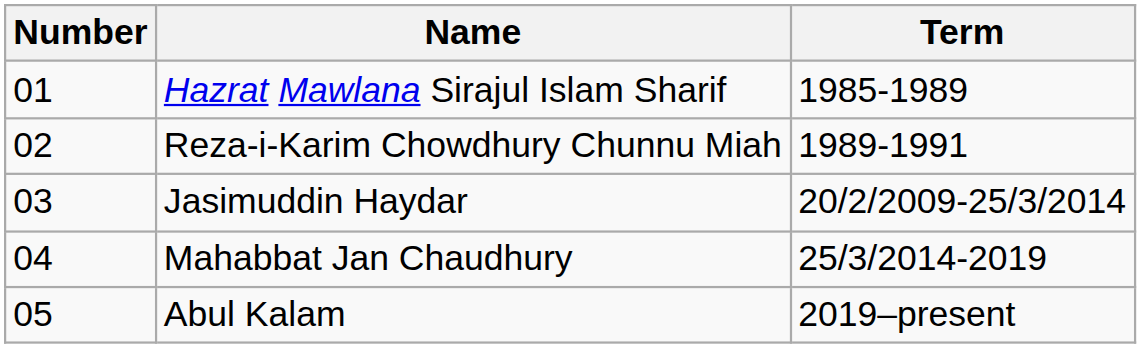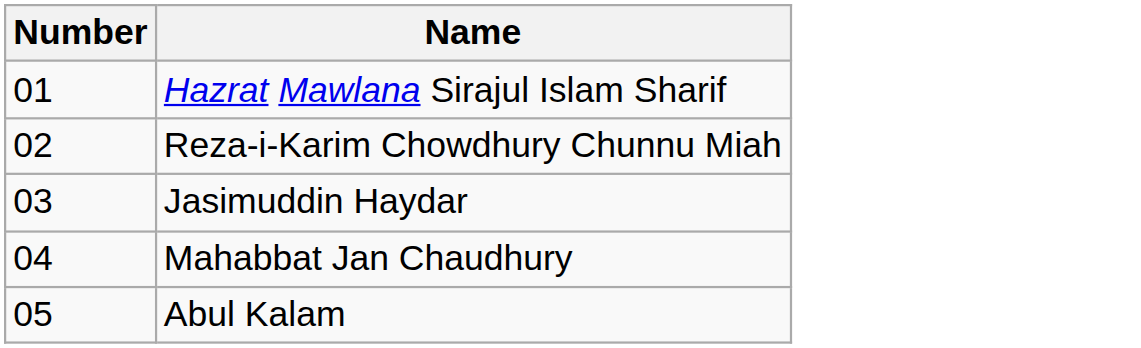- column: (962, 32)
